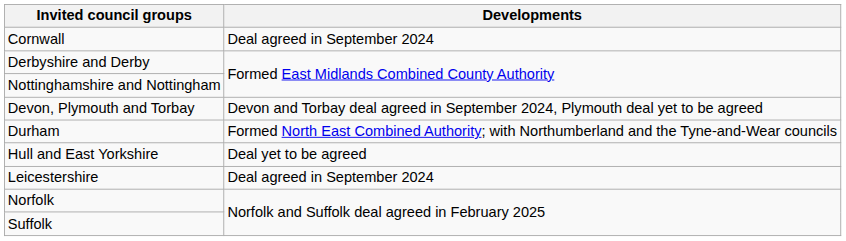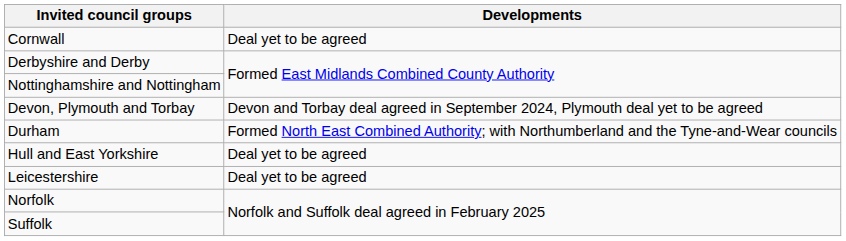(331, 39) Deal agreed in September 2024 -> (297, 39) Deal yet to be agreed
(331, 177) Deal agreed in September 2024 -> (297, 177) Deal yet to be agreed
